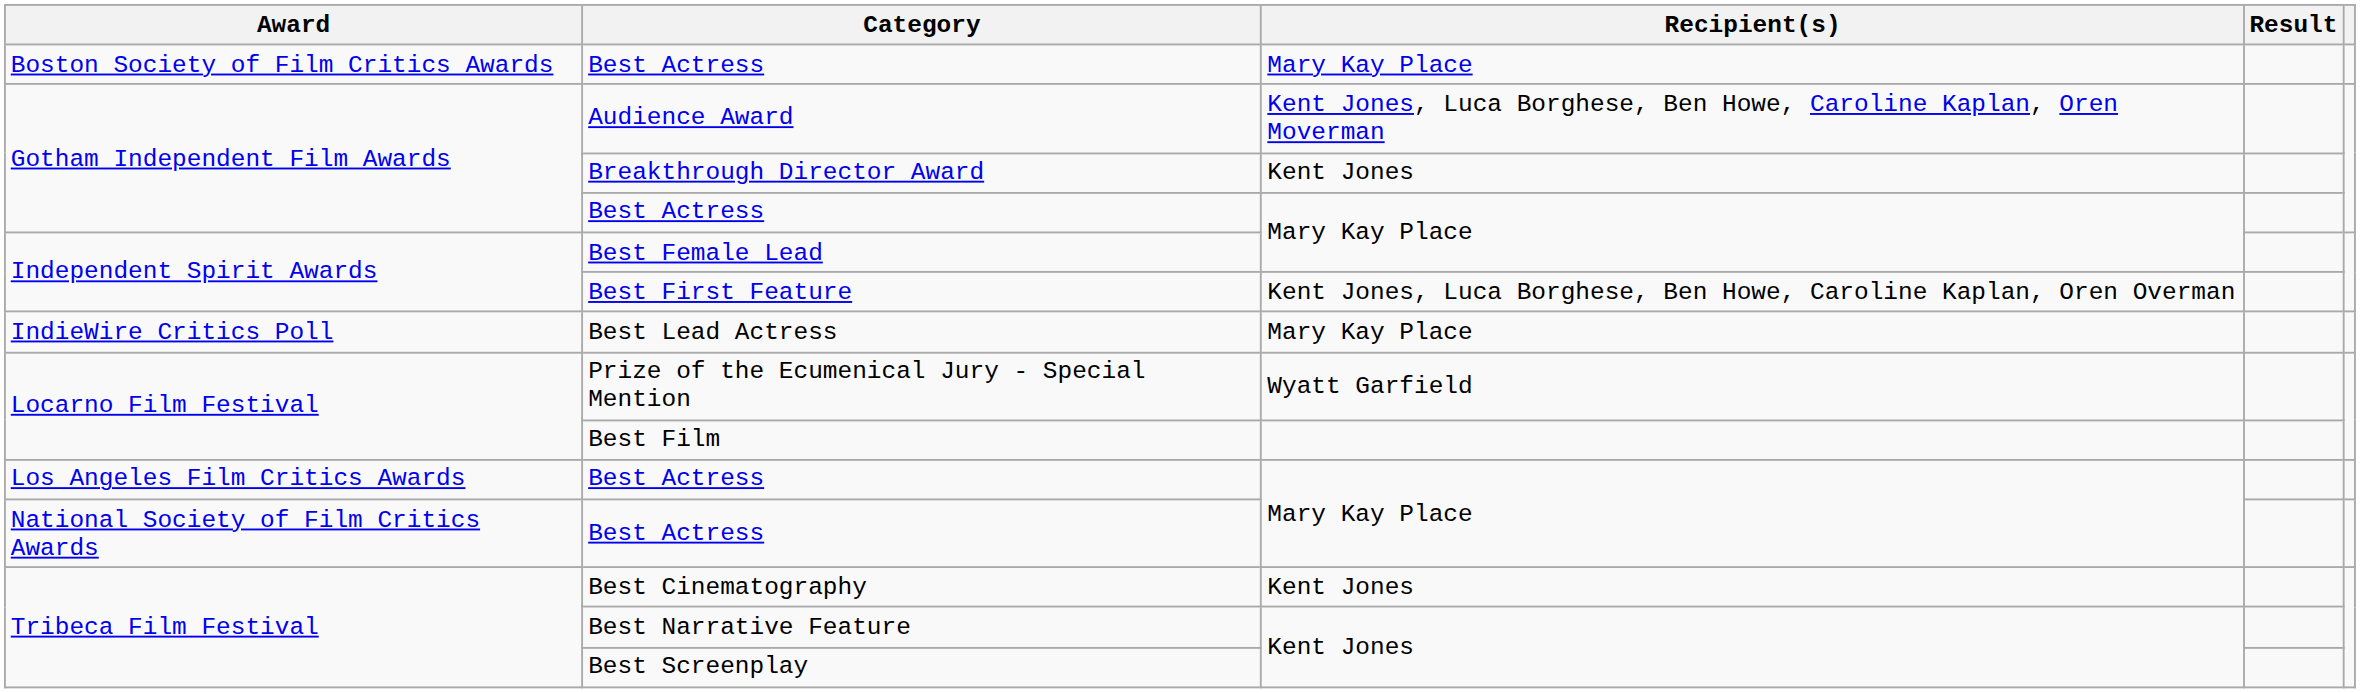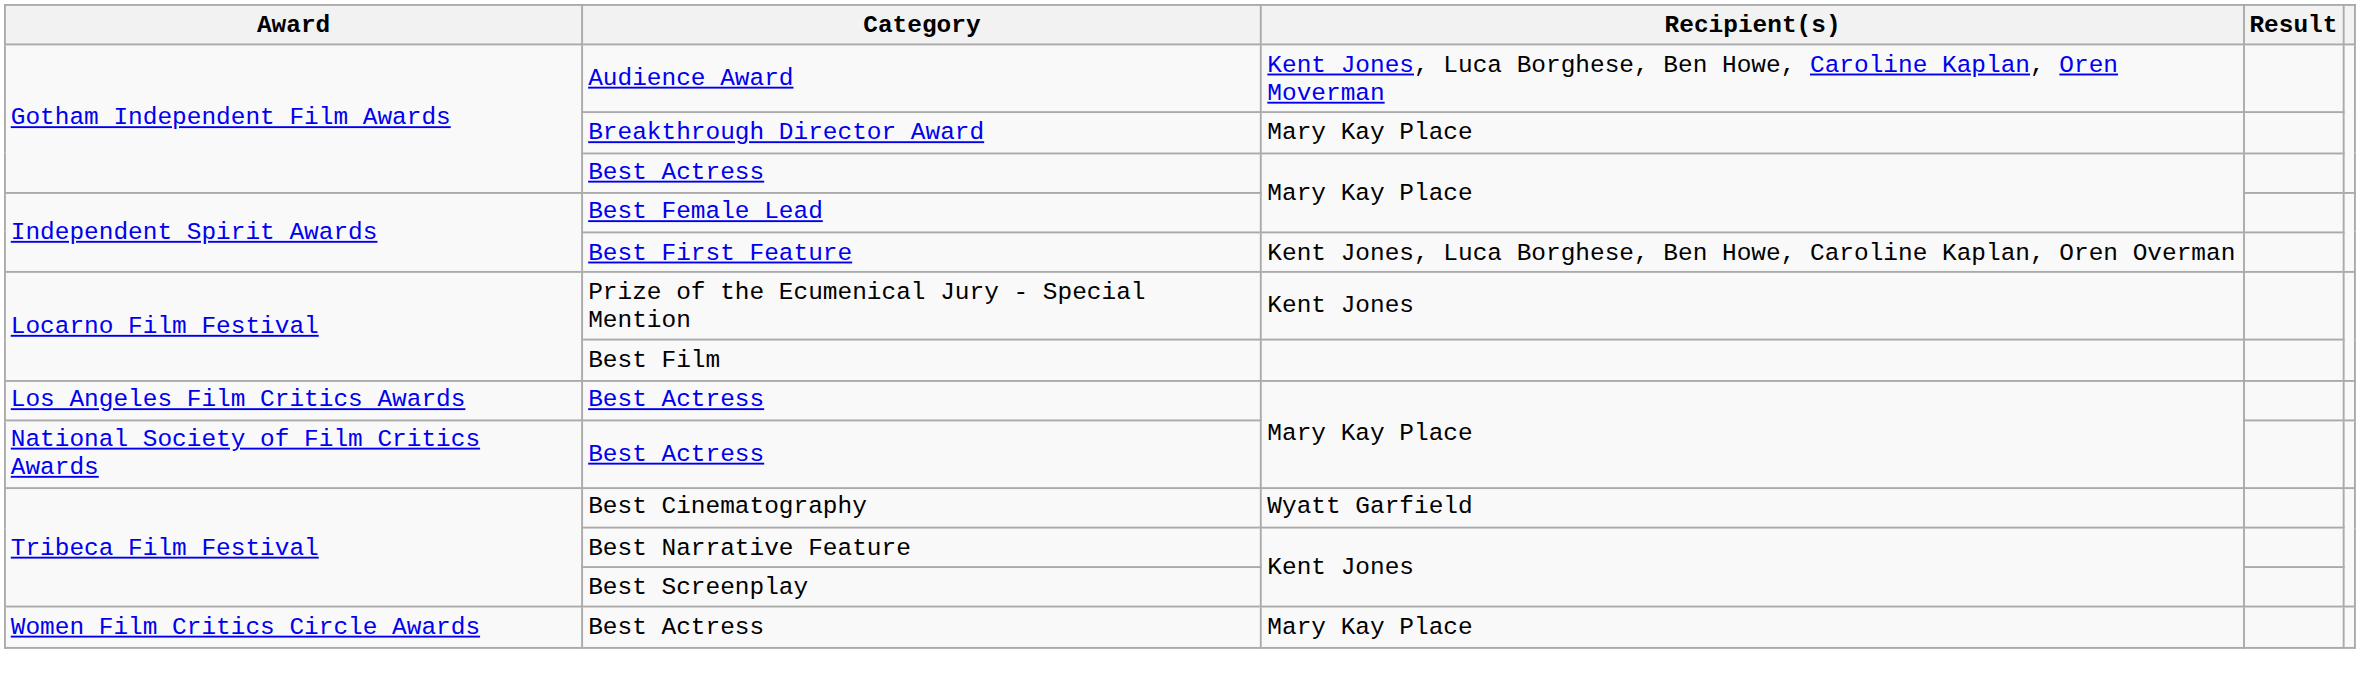- row: (282, 65)
(1341, 173) Kent Jones -> (1370, 133) Mary Kay Place
- row: (172, 332)
(1370, 386) Wyatt Garfield -> (1341, 306) Kent Jones
(1341, 587) Kent Jones -> (1370, 508) Wyatt Garfield
+ row: (245, 627)
